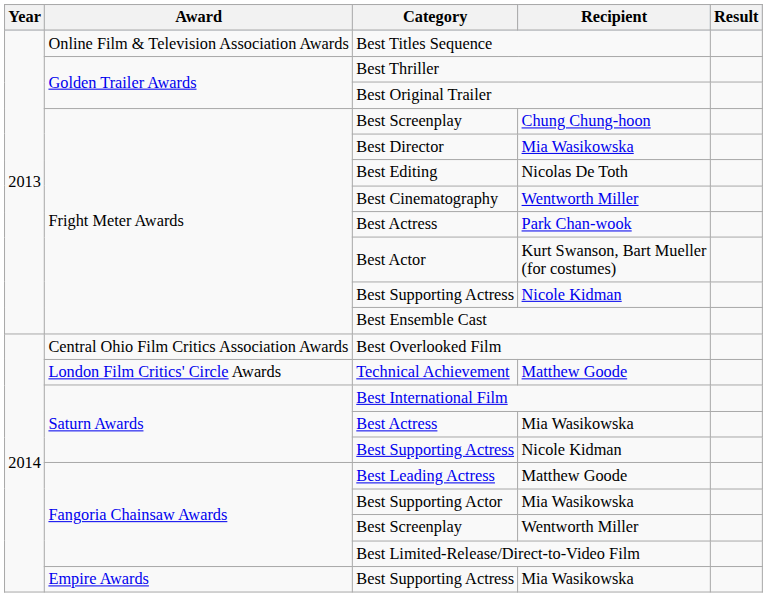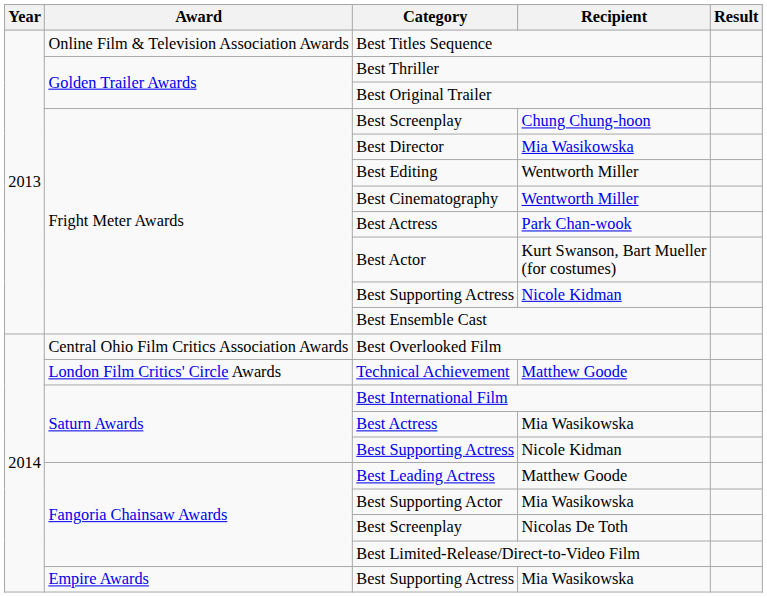(575, 172) Nicolas De Toth -> (580, 172) Wentworth Miller
(580, 527) Wentworth Miller -> (575, 527) Nicolas De Toth
